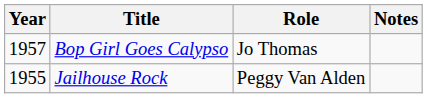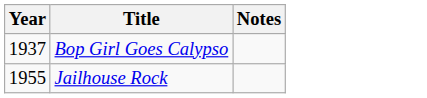- column: (301, 19)
(27, 48) 1957 -> (27, 48) 1937
